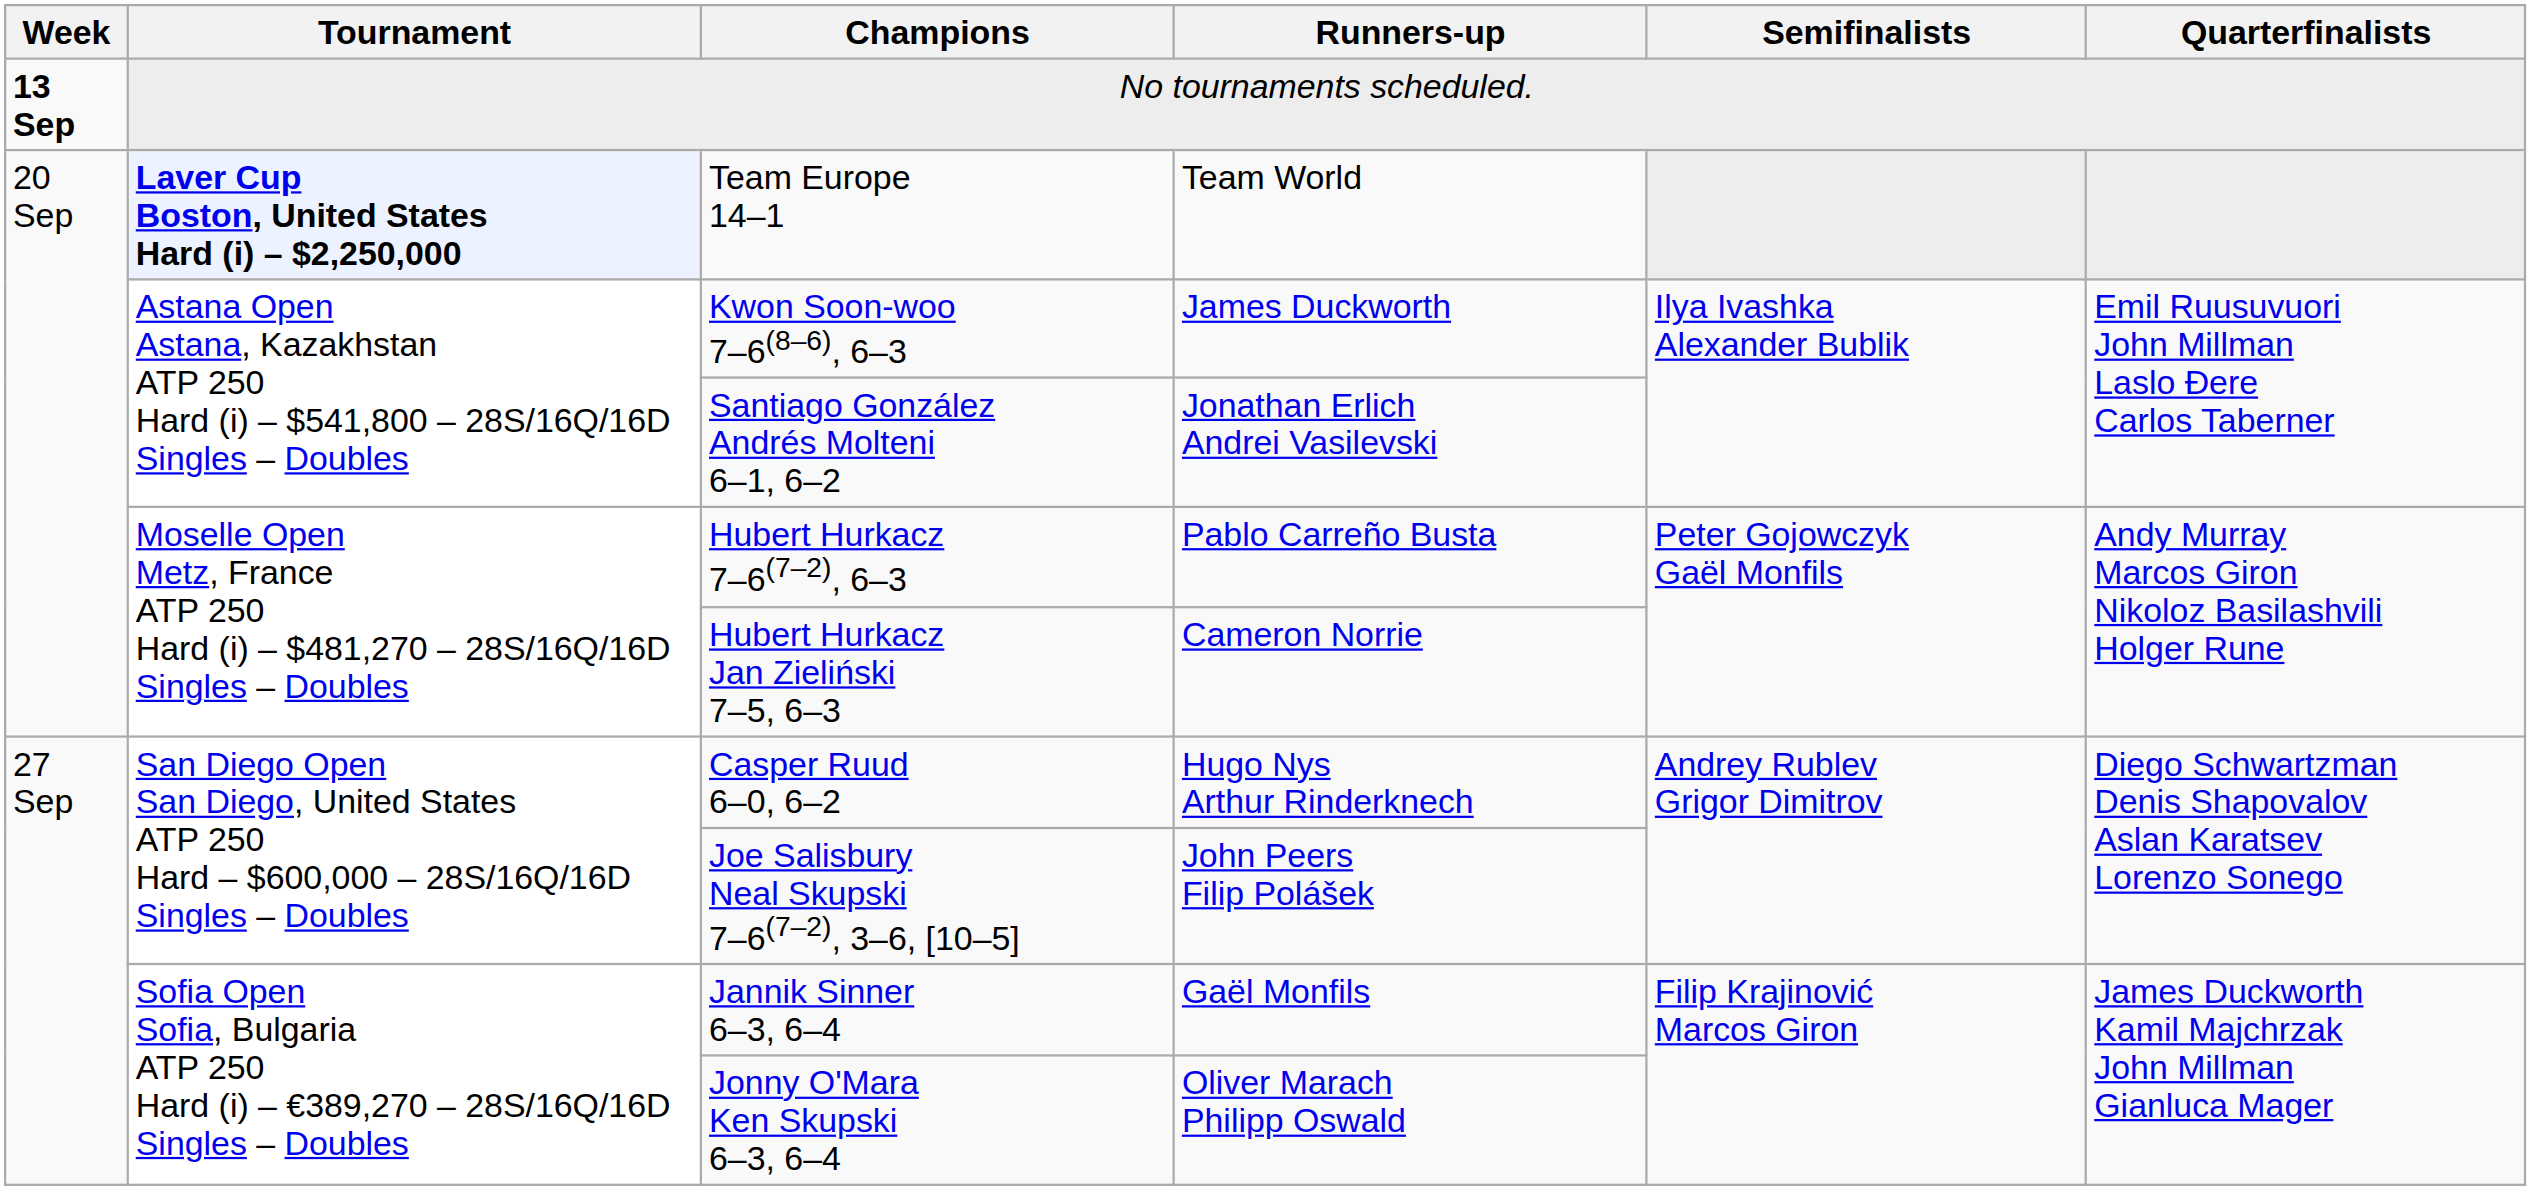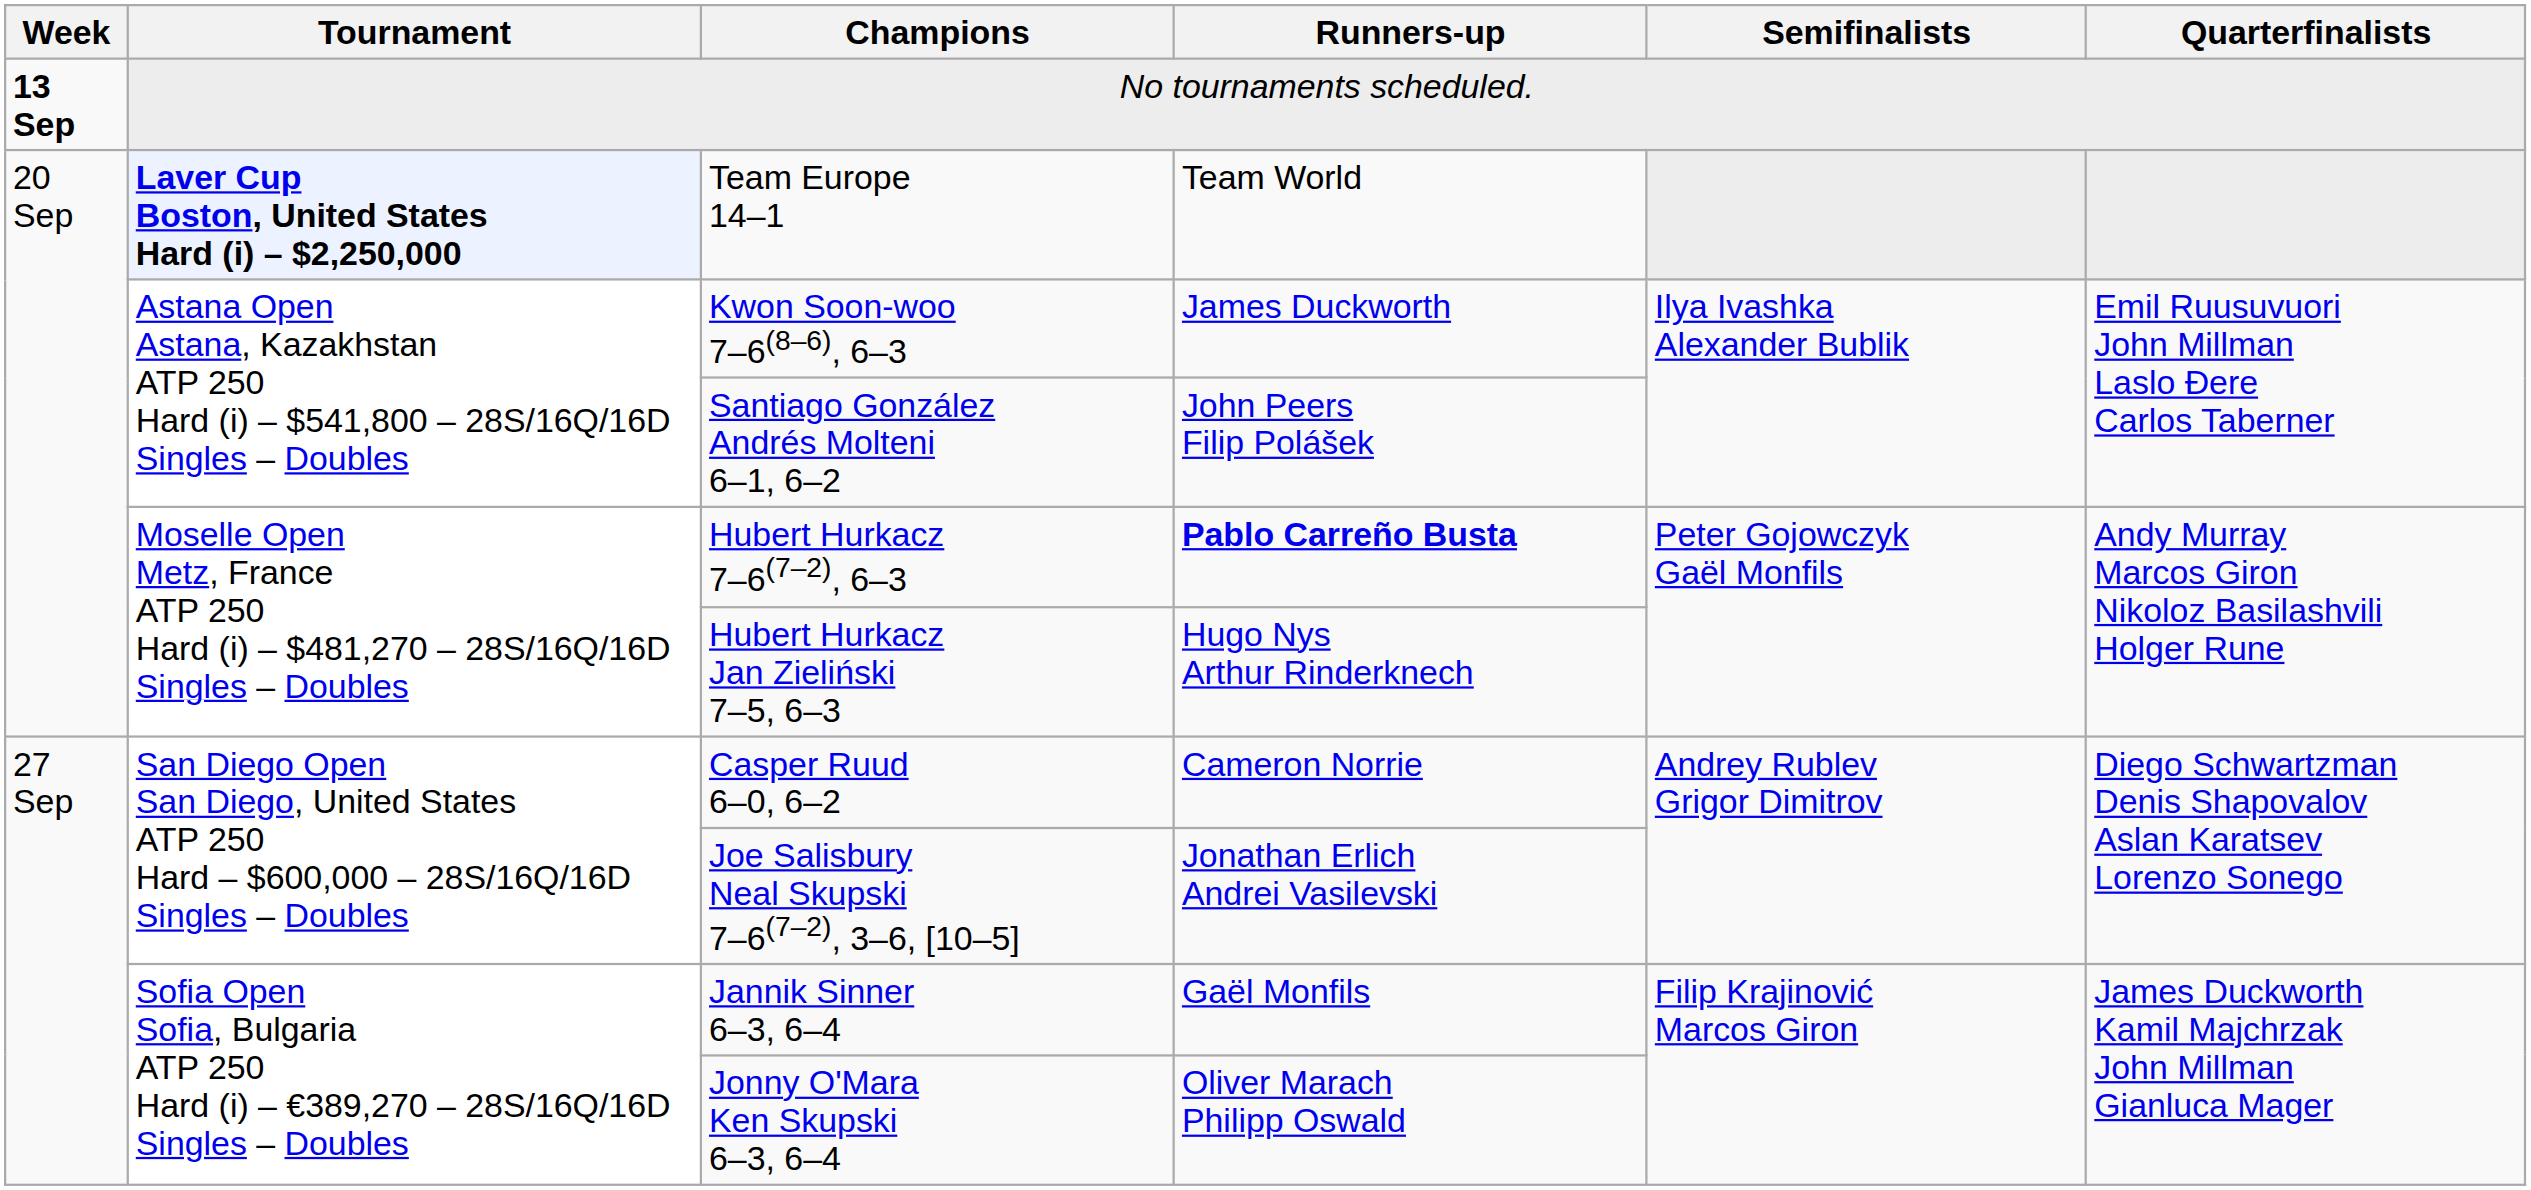(1310, 424) Jonathan Erlich Andrei Vasilevski -> (1278, 424) John Peers Filip Polášek
(1339, 535) normal -> (1349, 535) bold
(1302, 633) Cameron Norrie -> (1328, 652) Hugo Nys Arthur Rinderknech
(1328, 782) Hugo Nys Arthur Rinderknech -> (1302, 763) Cameron Norrie
(1278, 873) John Peers Filip Polášek -> (1310, 873) Jonathan Erlich Andrei Vasilevski
